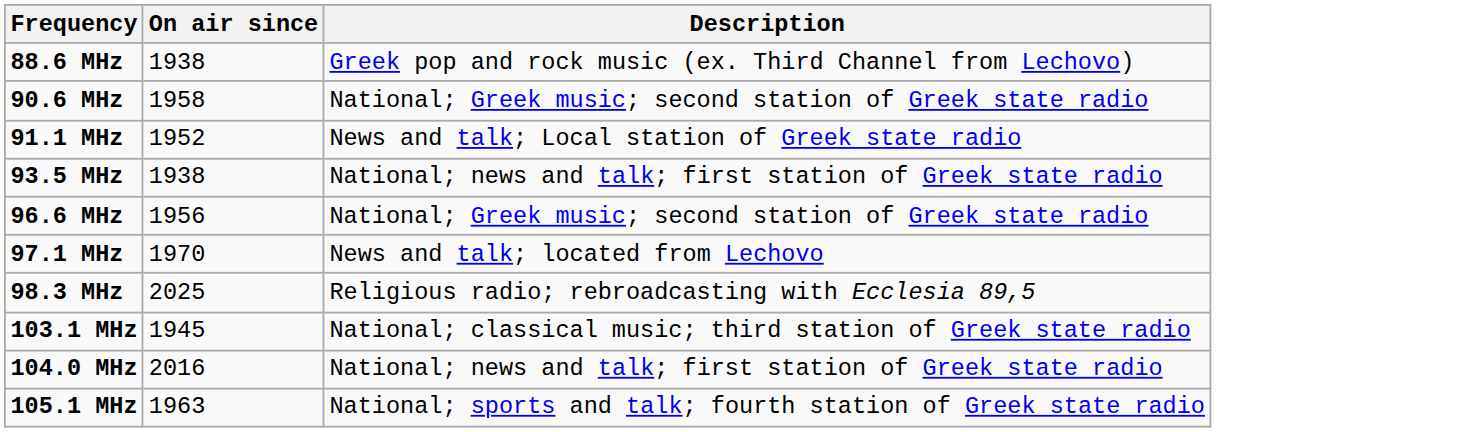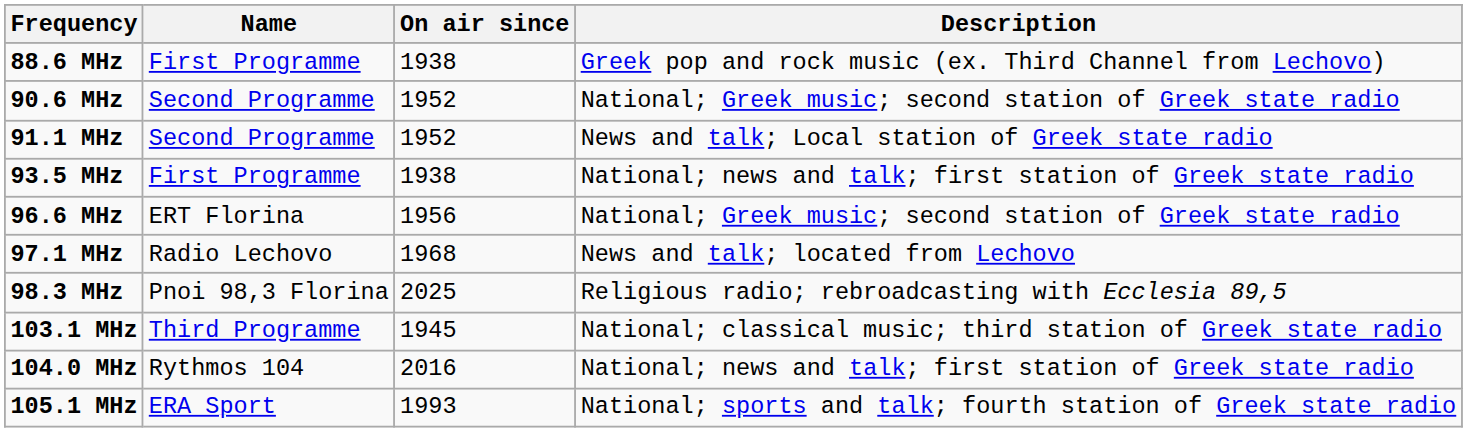+ column: (269, 24)
(177, 101) 1958 -> (428, 101) 1952
(177, 254) 1970 -> (428, 254) 1968
(177, 408) 1963 -> (428, 408) 1993
